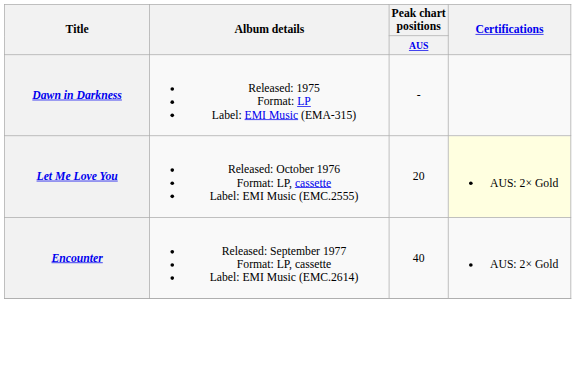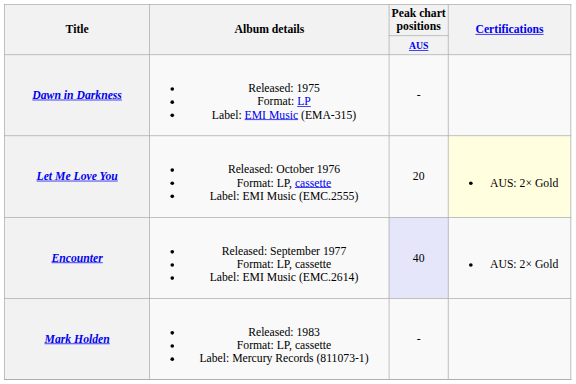(419, 257) no background -> (419, 257) lavender background
+ row: (77, 339)
